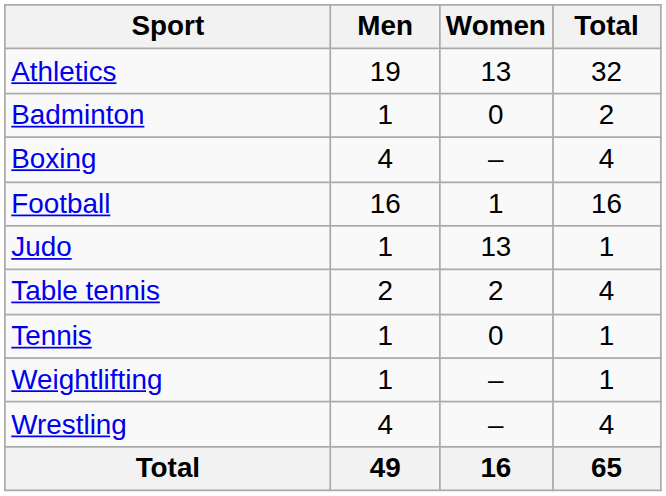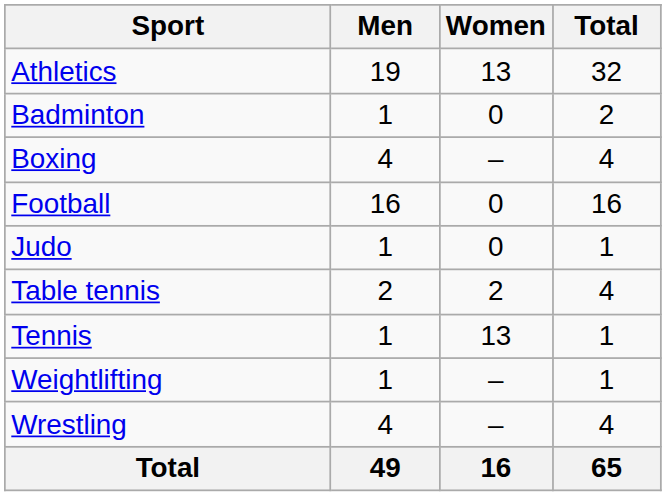(496, 203) 1 -> (496, 203) 0
(496, 247) 13 -> (496, 247) 0
(496, 335) 0 -> (496, 335) 13
